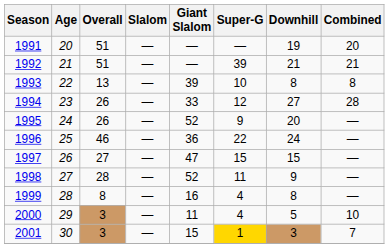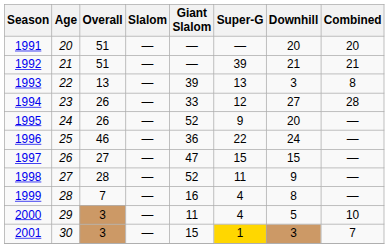(294, 45) 19 -> (294, 45) 20
(240, 83) 10 -> (240, 83) 13
(294, 83) 8 -> (294, 83) 3
(103, 196) 8 -> (103, 196) 7
